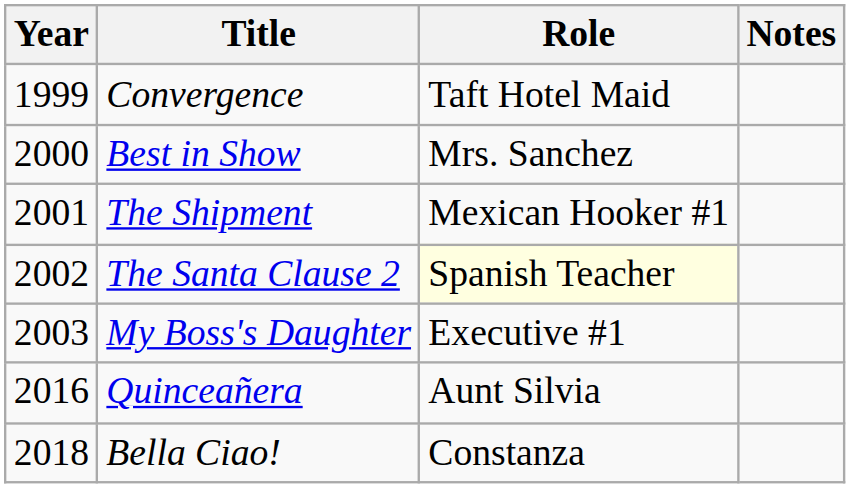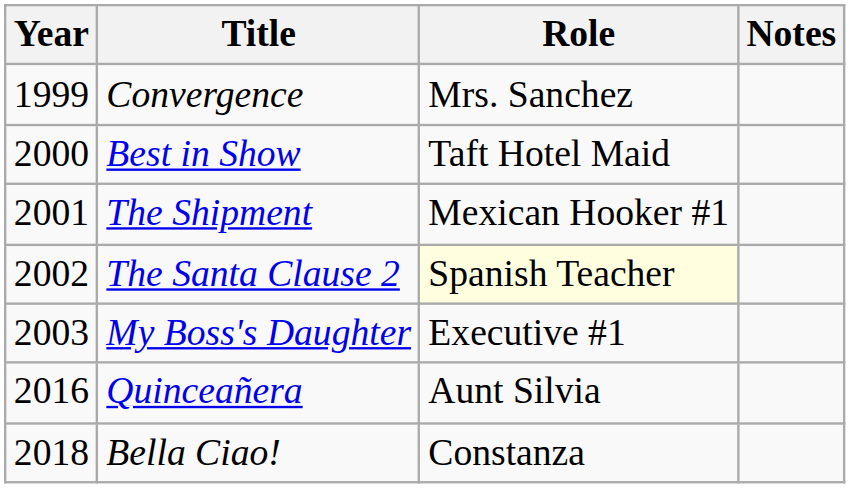(549, 93) Taft Hotel Maid -> (531, 93) Mrs. Sanchez
(531, 153) Mrs. Sanchez -> (549, 153) Taft Hotel Maid
